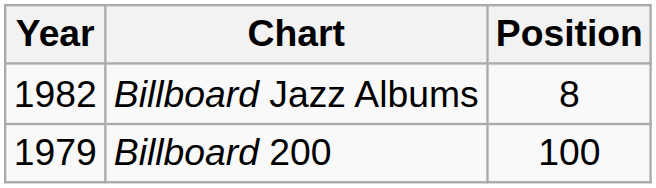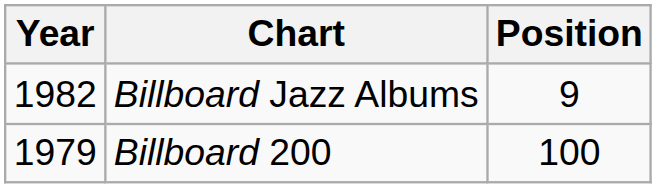(569, 93) 8 -> (569, 93) 9
